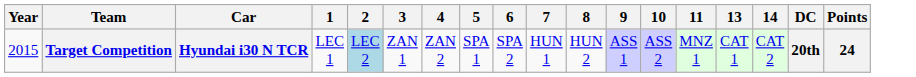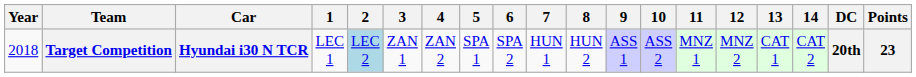+ column: (737, 16)
(23, 50) 2015 -> (23, 50) 2018
(847, 50) 24 -> (888, 50) 23
